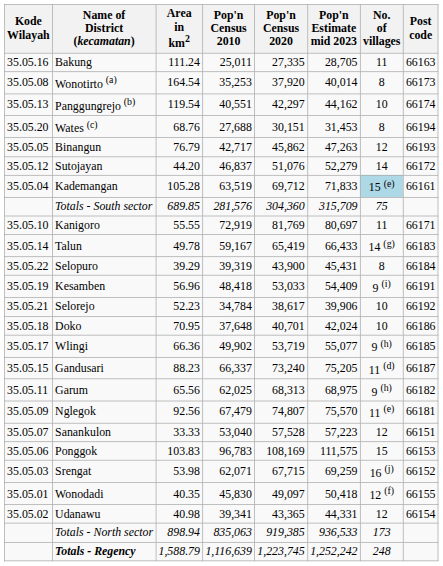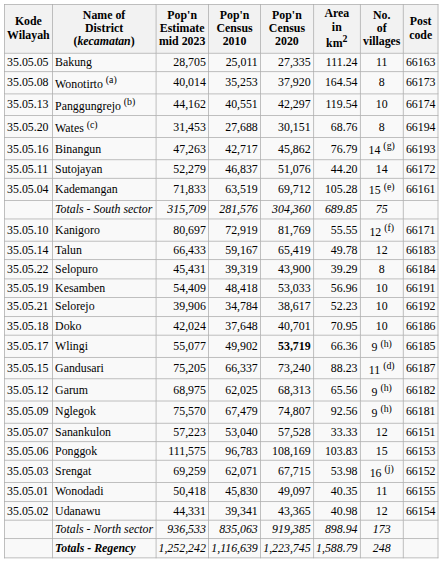columns swapped: (179, 28) <-> (334, 28)
(28, 62) 35.05.16 -> (28, 62) 35.05.05
(28, 147) 35.05.05 -> (28, 148) 35.05.16
(382, 147) 12 -> (382, 148) 14 (g)
(28, 166) 35.05.12 -> (28, 169) 35.05.11
(382, 186) lightblue background -> (382, 189) no background
(382, 225) 11 -> (382, 230) 12 (f)
(382, 245) 14 (g) -> (382, 250) 12
(382, 286) 9 (i) -> (382, 288) 10
(288, 346) normal -> (294, 346) bold
(28, 390) 35.05.11 -> (28, 390) 35.05.12
(382, 412) 11 (e) -> (382, 412) 9 (h)
(382, 493) 12 (f) -> (382, 492) 11
